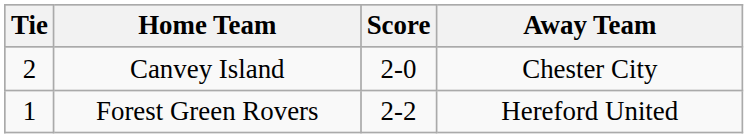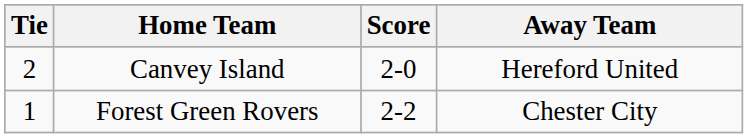(590, 68) Chester City -> (590, 68) Hereford United
(590, 111) Hereford United -> (590, 111) Chester City
